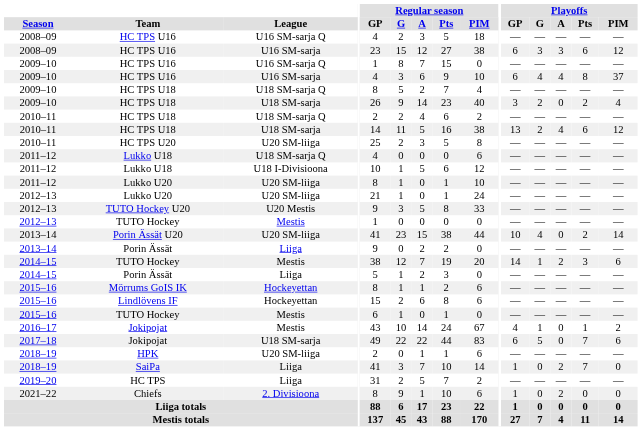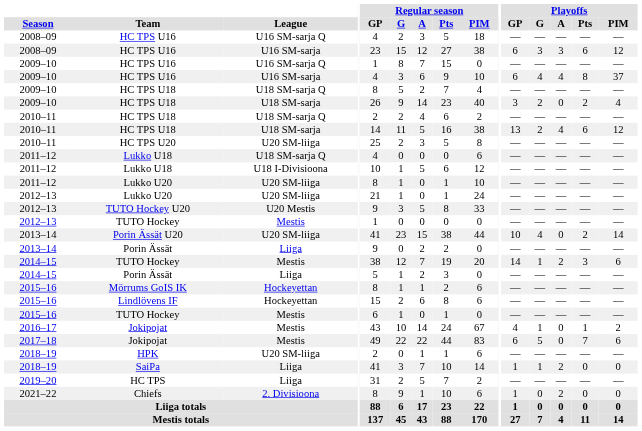(291, 340) U18 SM-sarja -> (291, 340) Mestis
(540, 367) 0 -> (540, 367) 1
(585, 367) 7 -> (585, 367) 0
